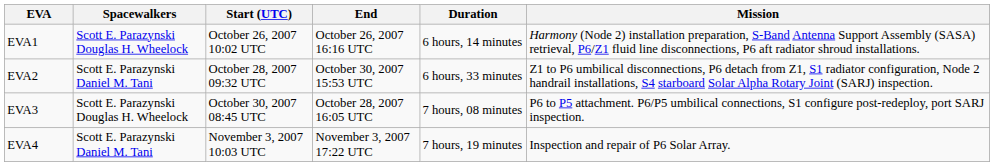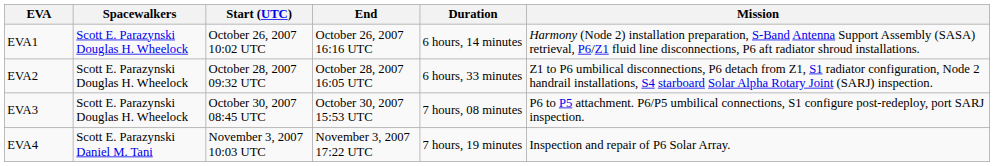(126, 75) Scott E. Parazynski Daniel M. Tani -> (132, 75) Scott E. Parazynski Douglas H. Wheelock
(360, 75) October 30, 2007 15:53 UTC -> (360, 75) October 28, 2007 16:05 UTC
(360, 110) October 28, 2007 16:05 UTC -> (360, 110) October 30, 2007 15:53 UTC
